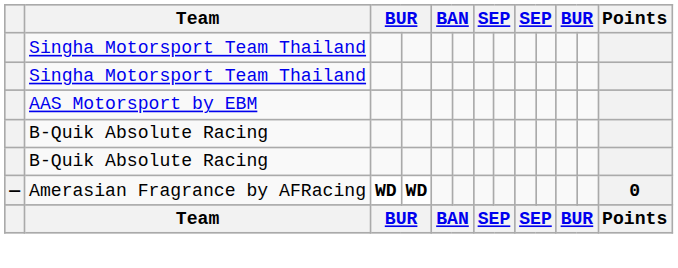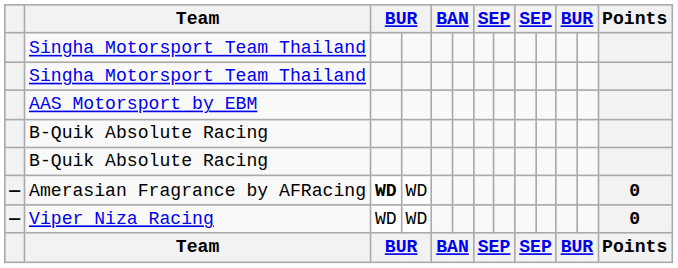(416, 190) bold -> (416, 190) normal
+ row: (15, 219)
